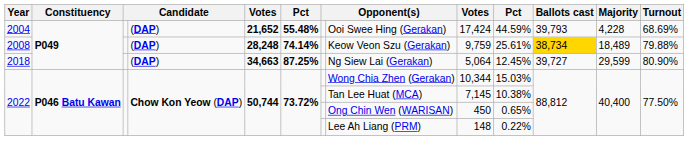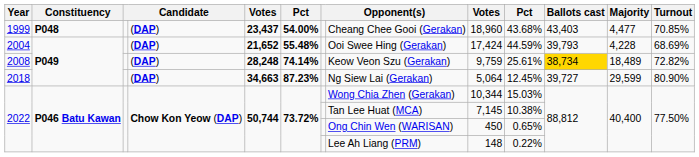+ row: (18, 29)
(660, 45) 79.88% -> (671, 62) 72.82%
(301, 62) 87.25% -> (301, 78) 87.23%
